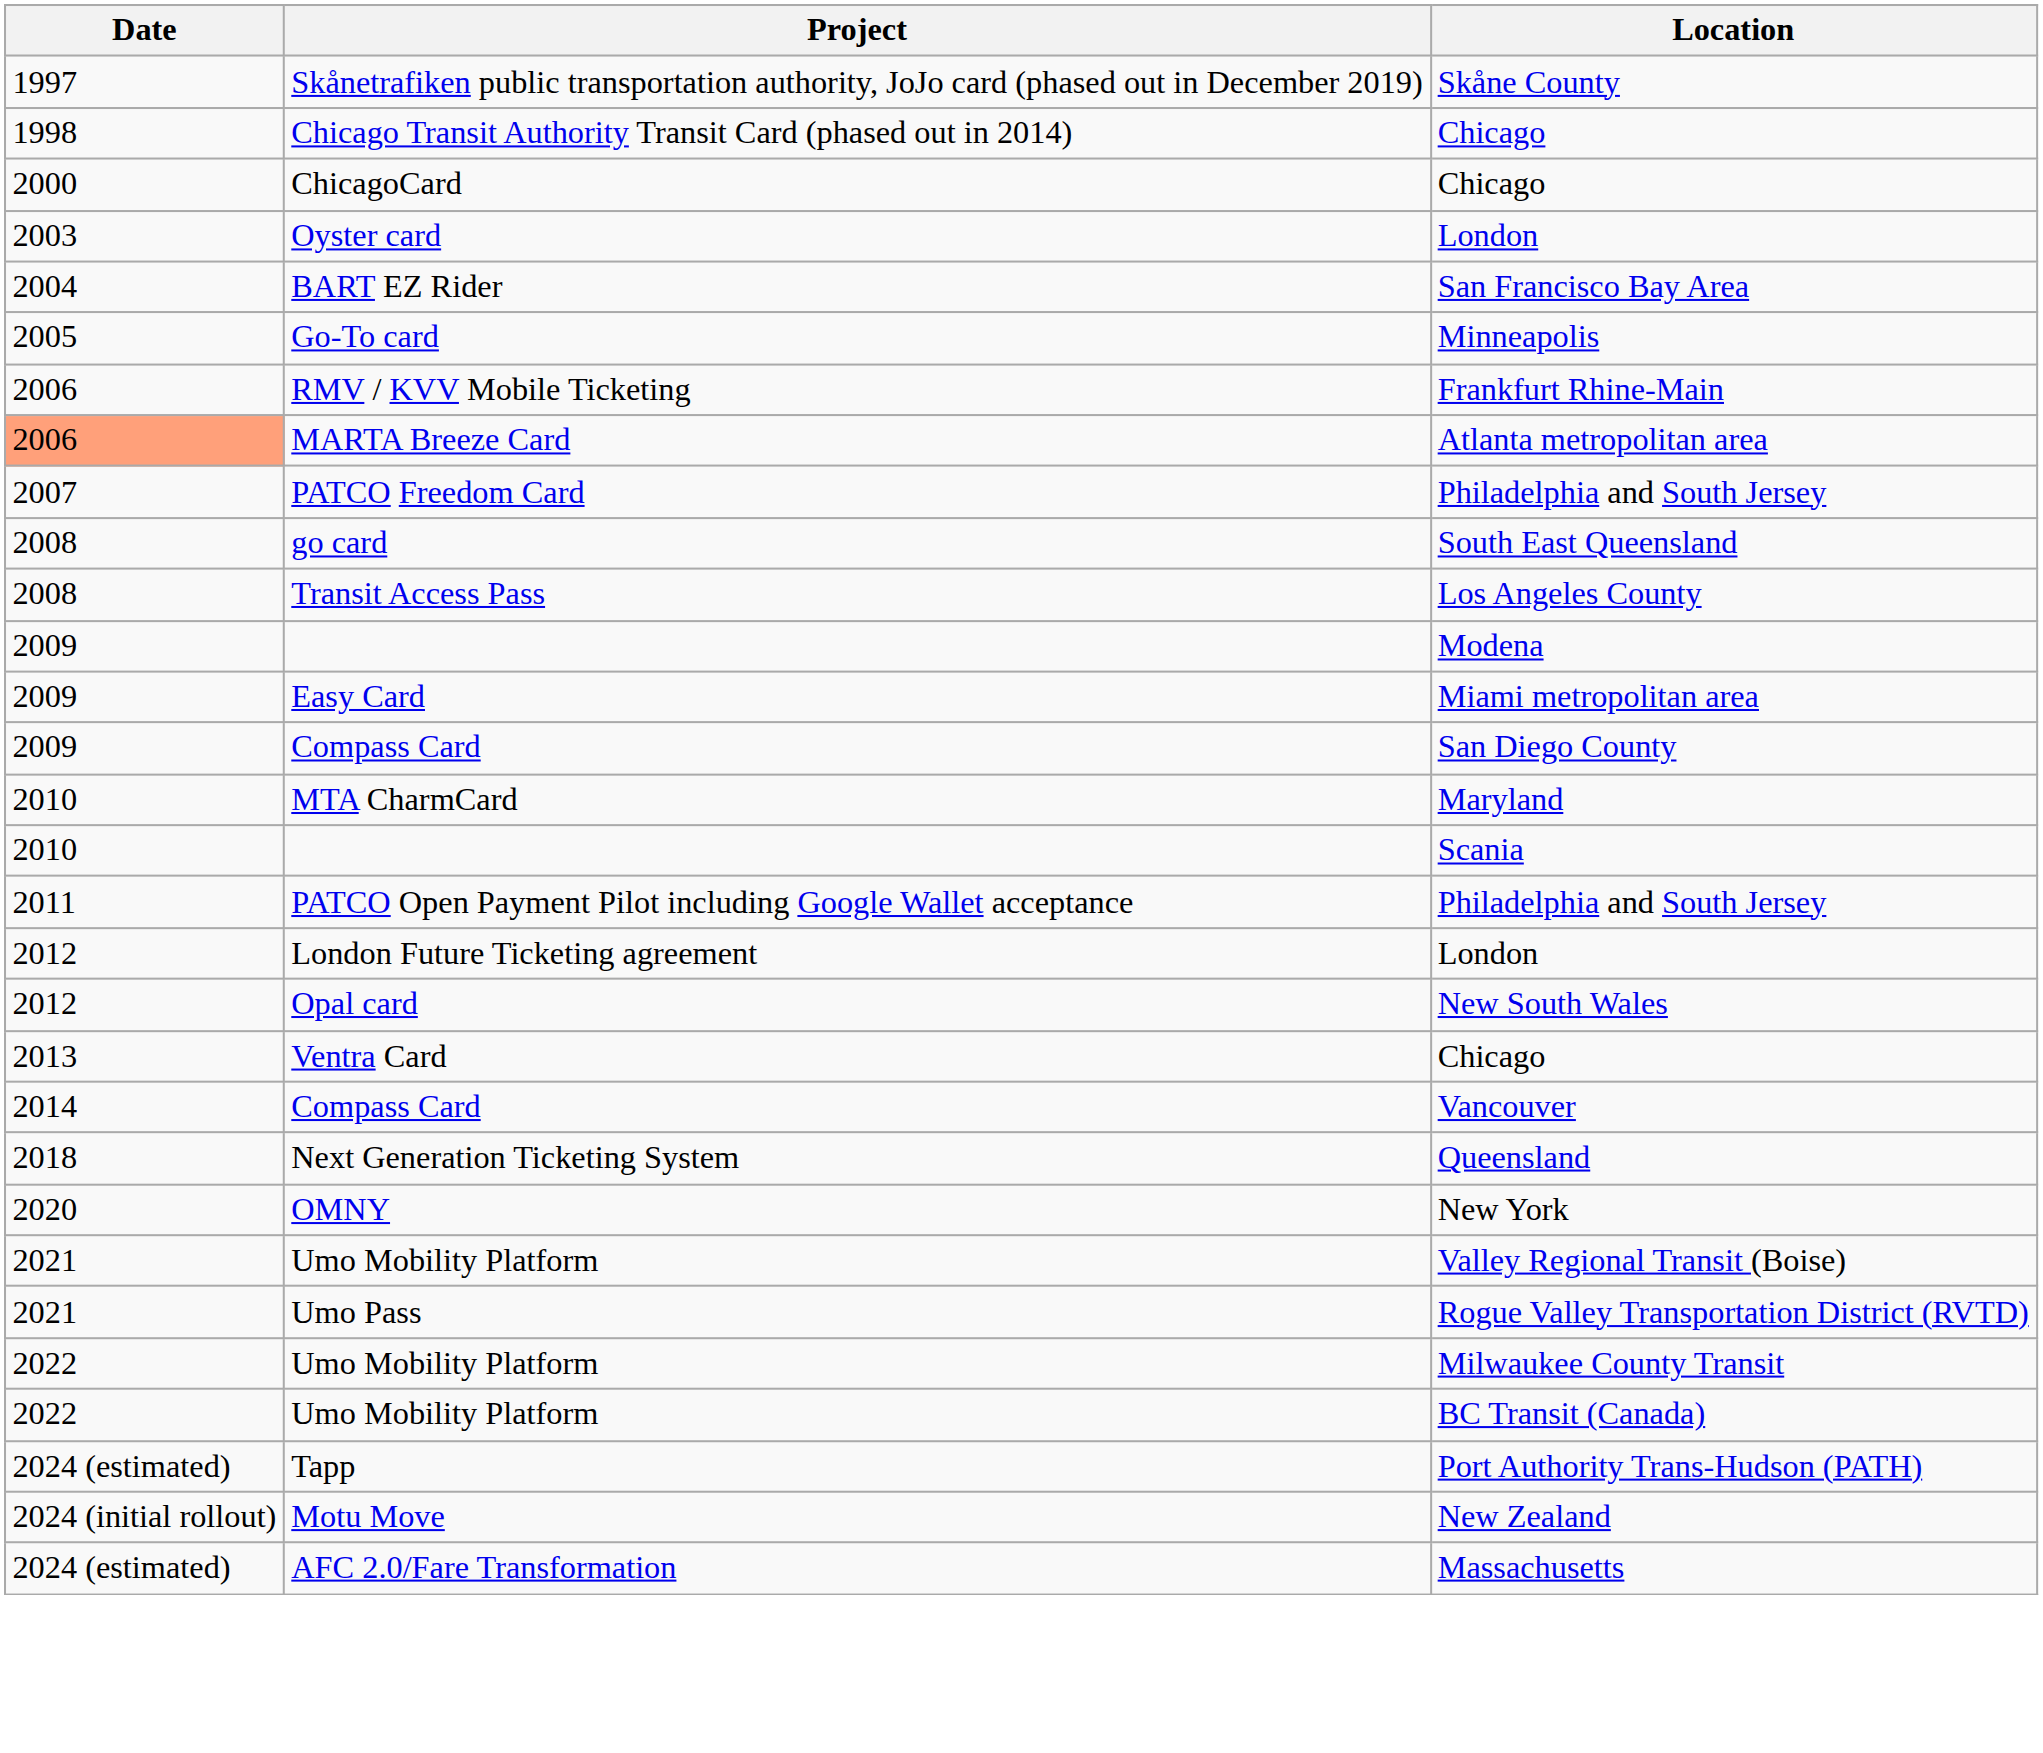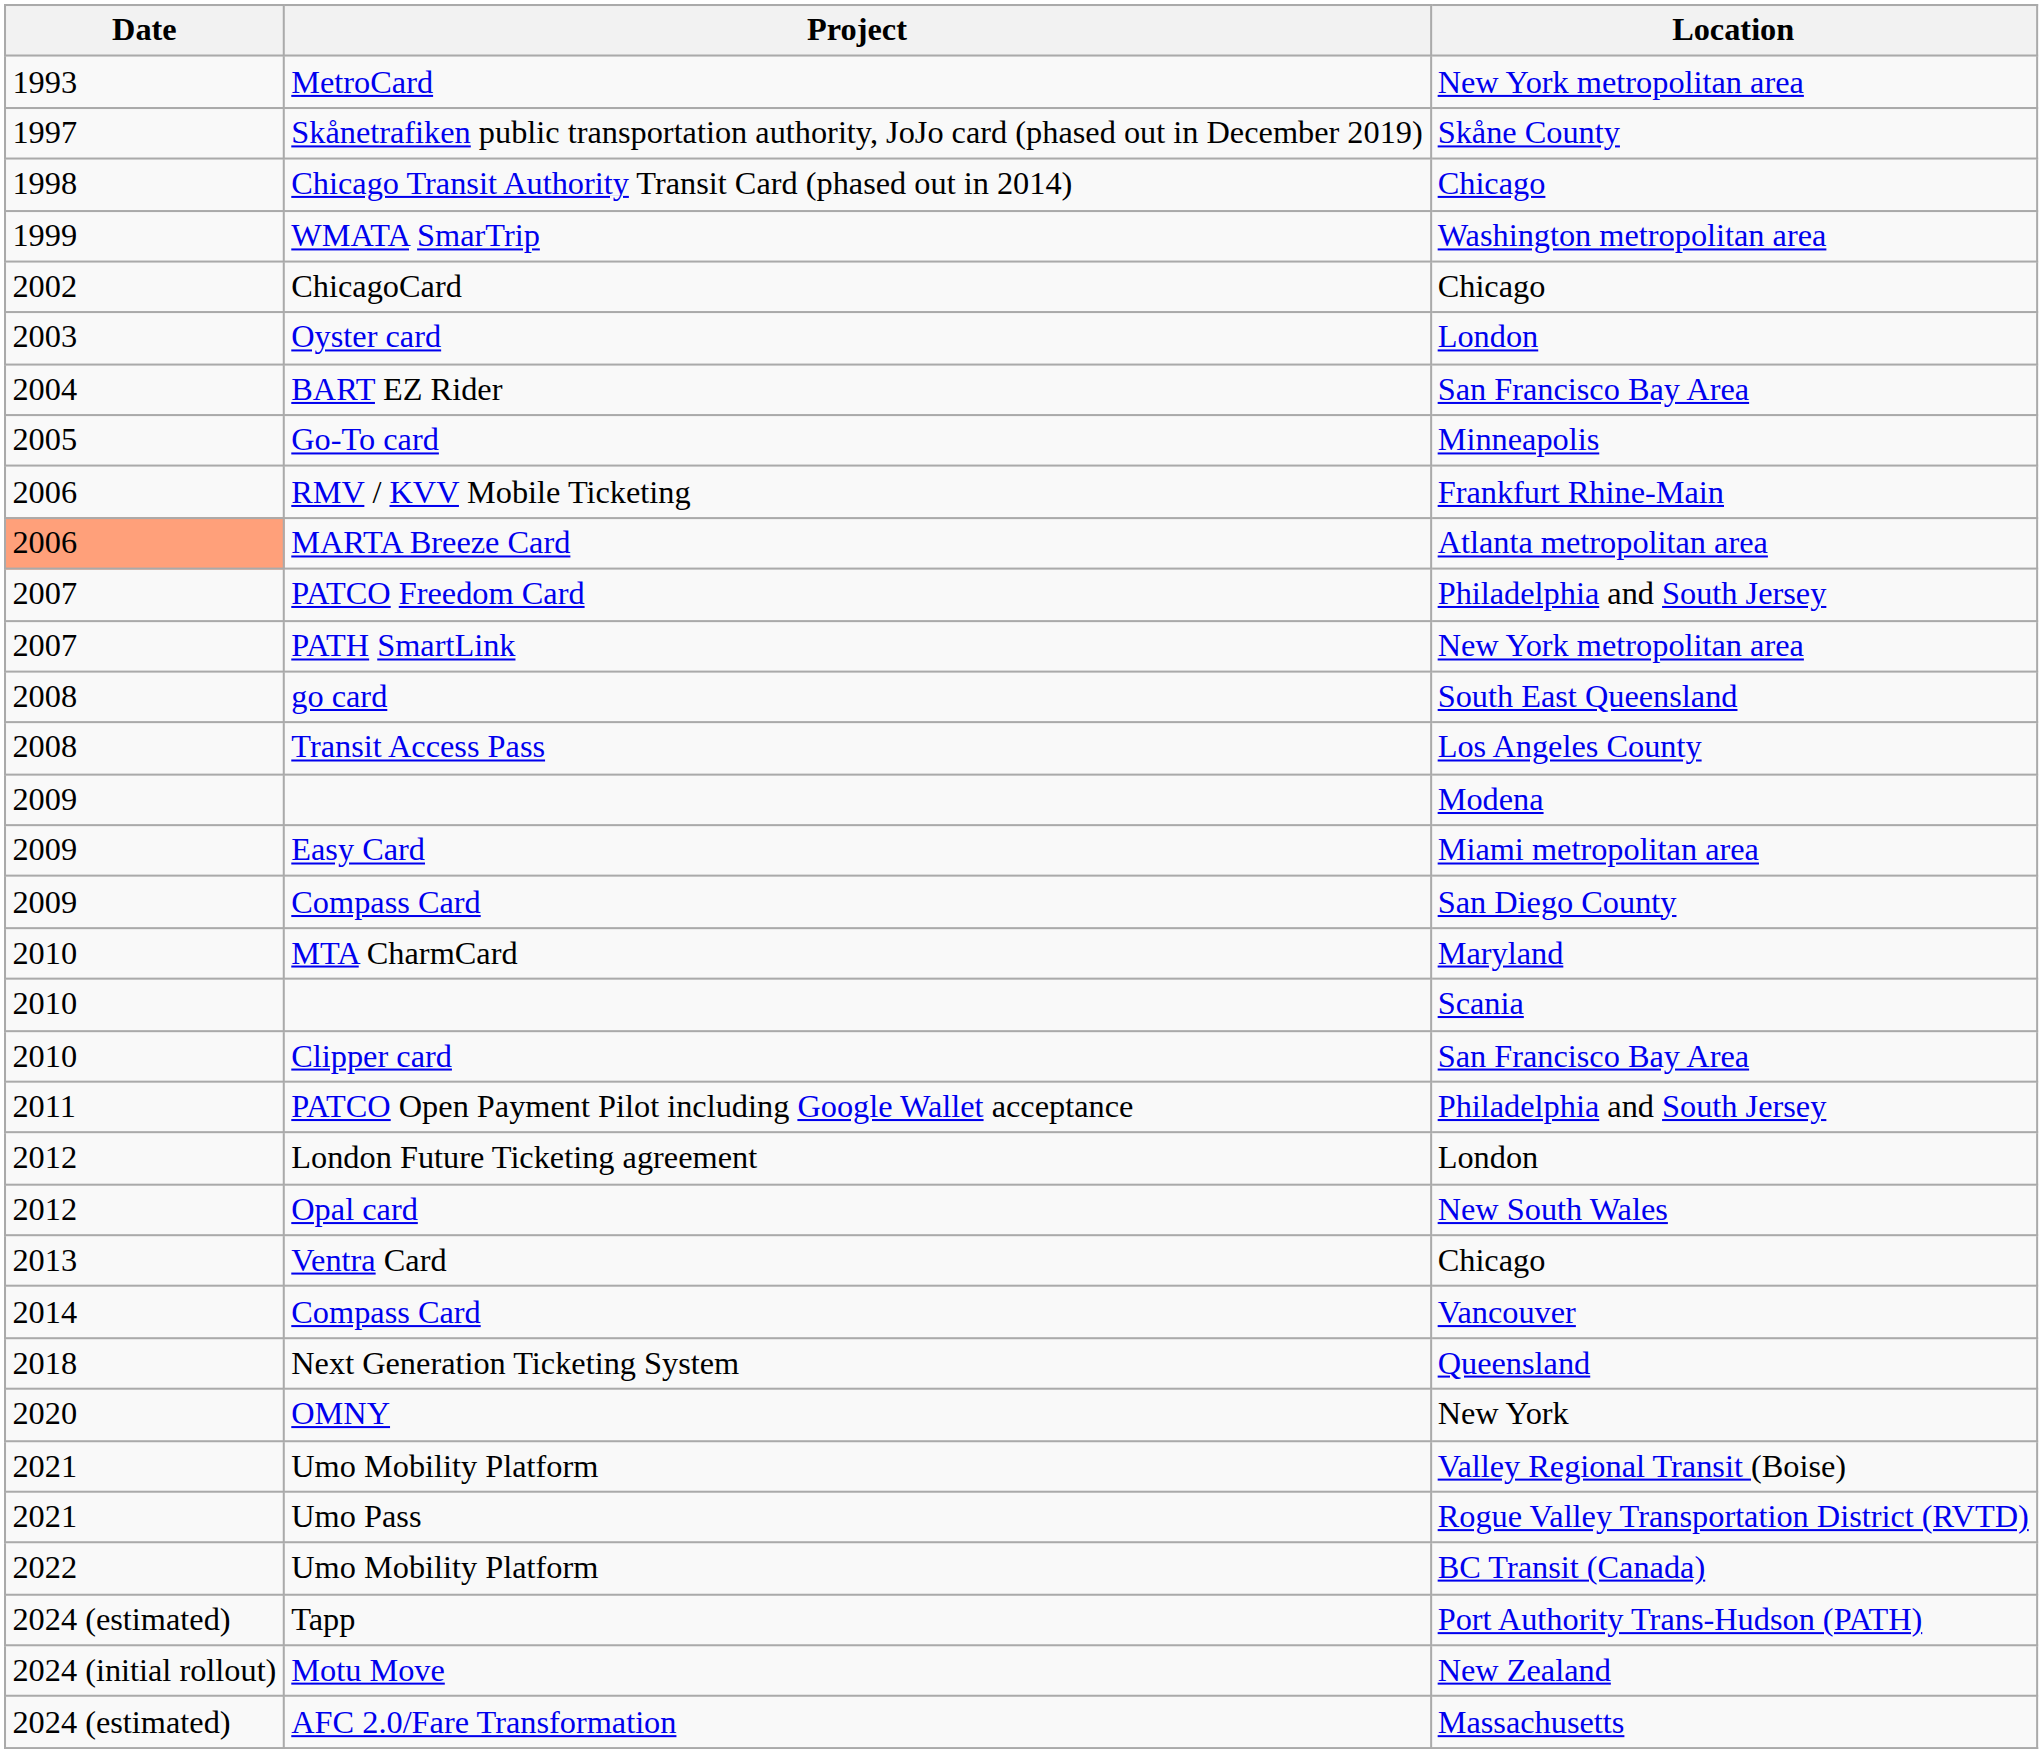+ row: (362, 81)
+ row: (416, 235)
(45, 183) 2000 -> (45, 286) 2002
+ row: (403, 645)
+ row: (372, 1055)
- row: (445, 1362)
